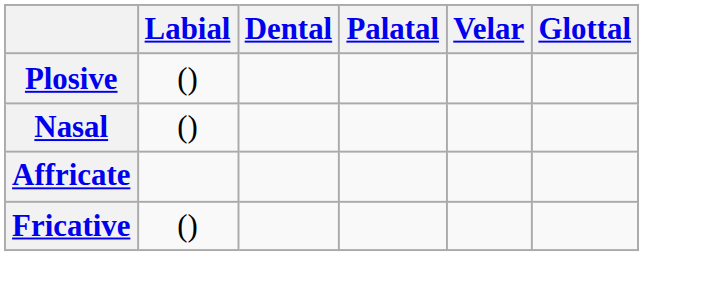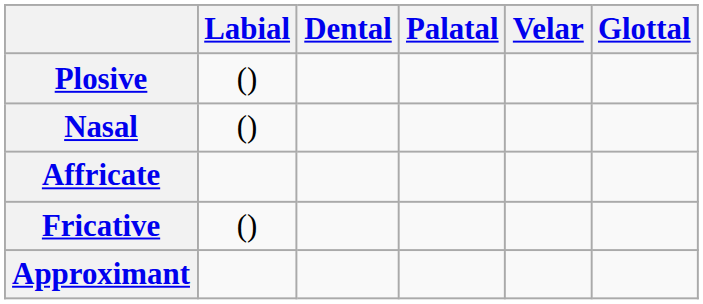+ row: (101, 273)
